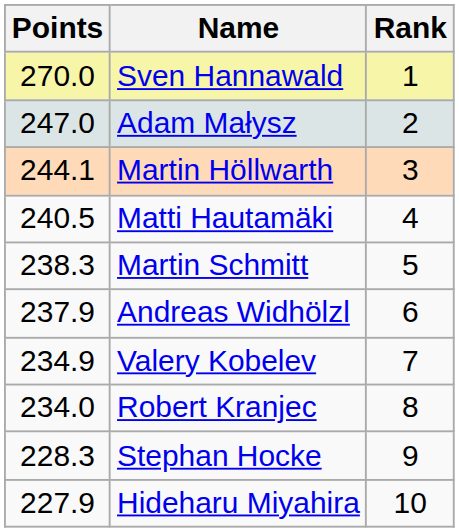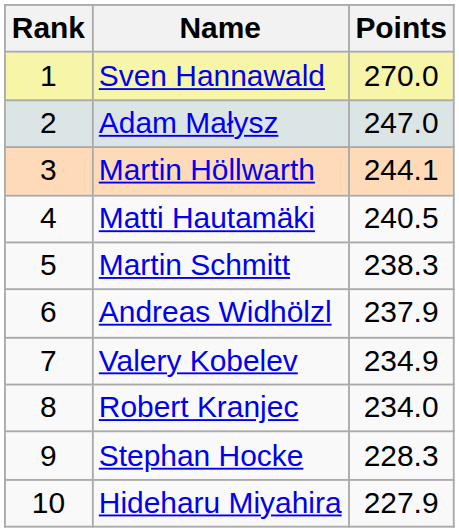columns swapped: (410, 28) <-> (58, 28)
